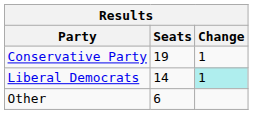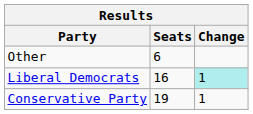rows swapped: (77, 57) <-> (27, 99)
(161, 78) 14 -> (161, 78) 16
